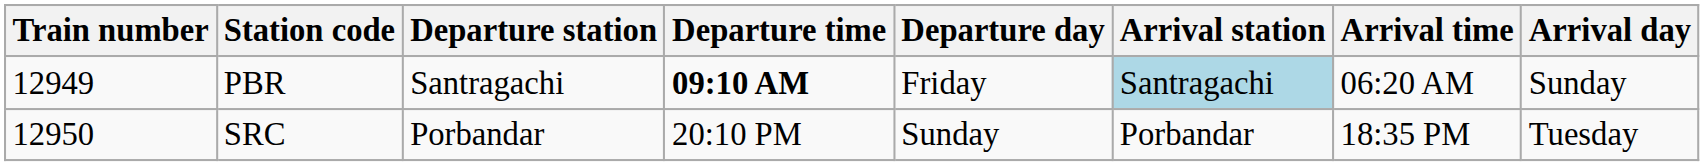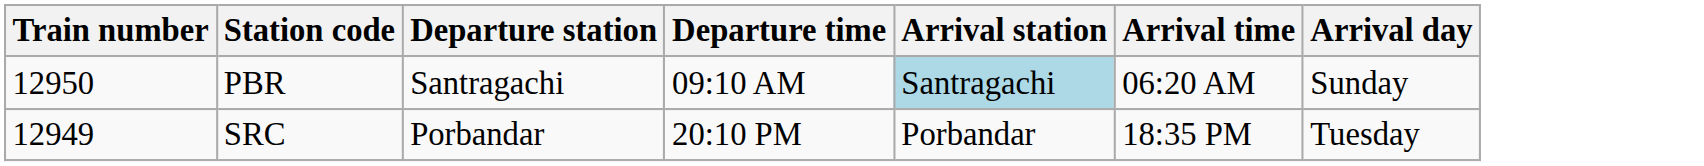- column: (1003, 30)
(53, 82) 12949 -> (53, 82) 12950
(741, 82) bold -> (739, 82) normal
(53, 133) 12950 -> (53, 133) 12949
